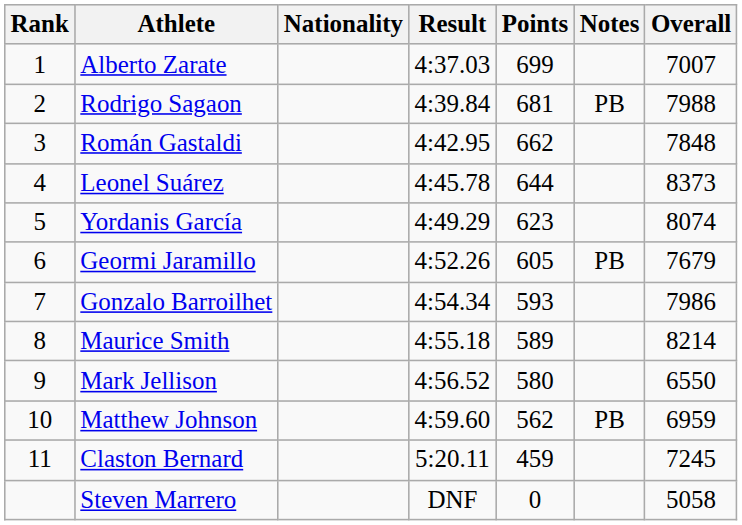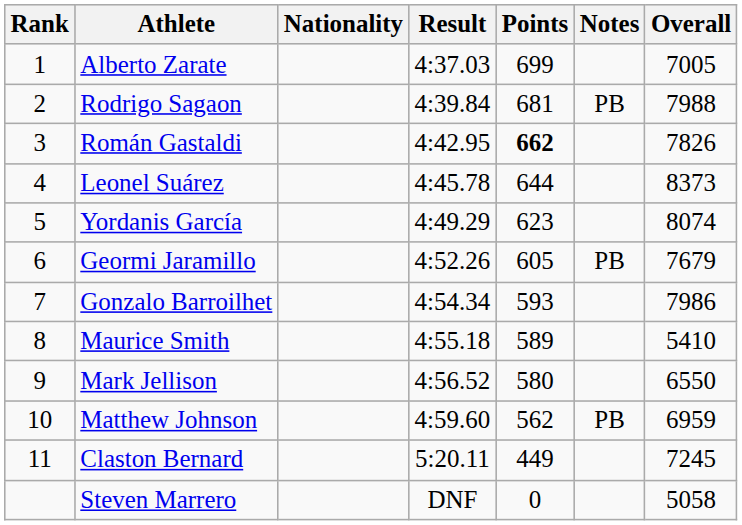(691, 63) 7007 -> (691, 63) 7005
(535, 143) normal -> (535, 143) bold
(691, 143) 7848 -> (691, 143) 7826
(691, 340) 8214 -> (691, 340) 5410
(535, 459) 459 -> (535, 459) 449
